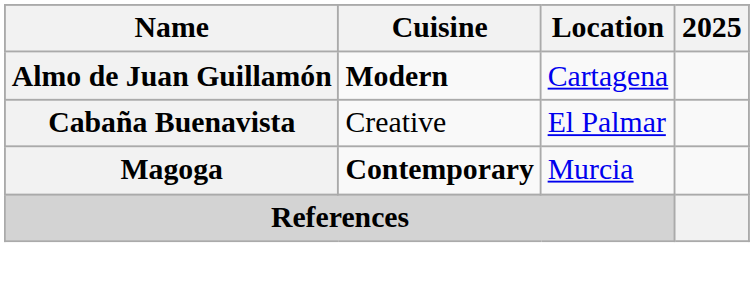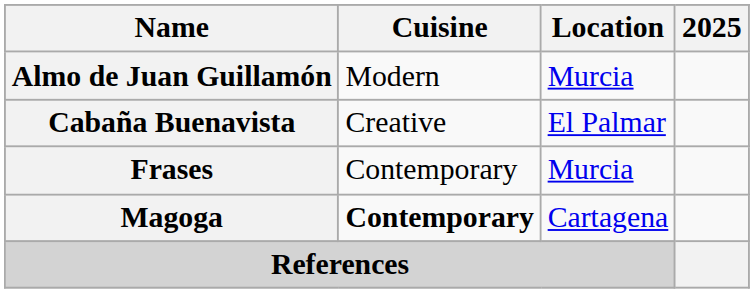(397, 75) bold -> (393, 75) normal
(608, 75) Cartagena -> (591, 75) Murcia
+ row: (172, 169)
(591, 169) Murcia -> (608, 216) Cartagena
